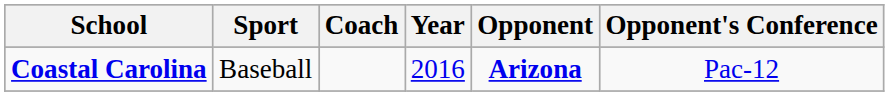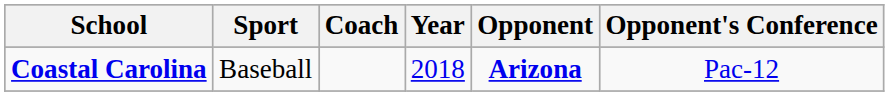(438, 68) 2016 -> (438, 68) 2018
